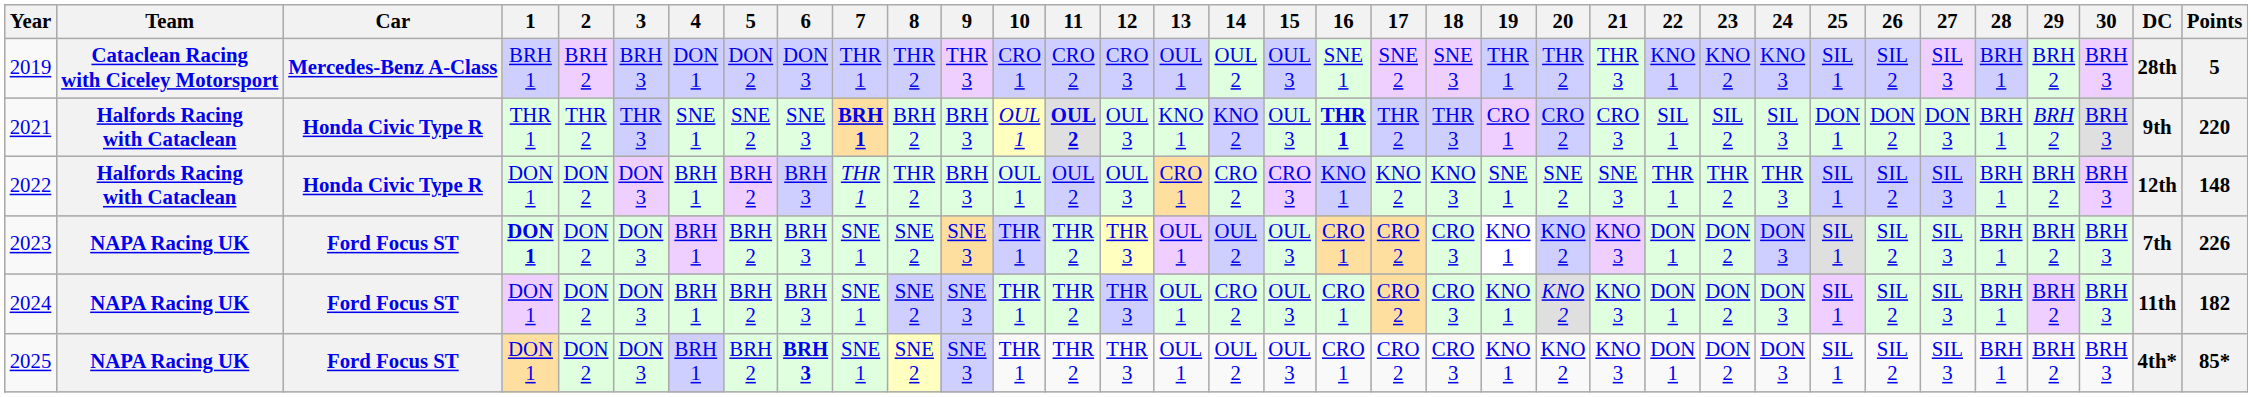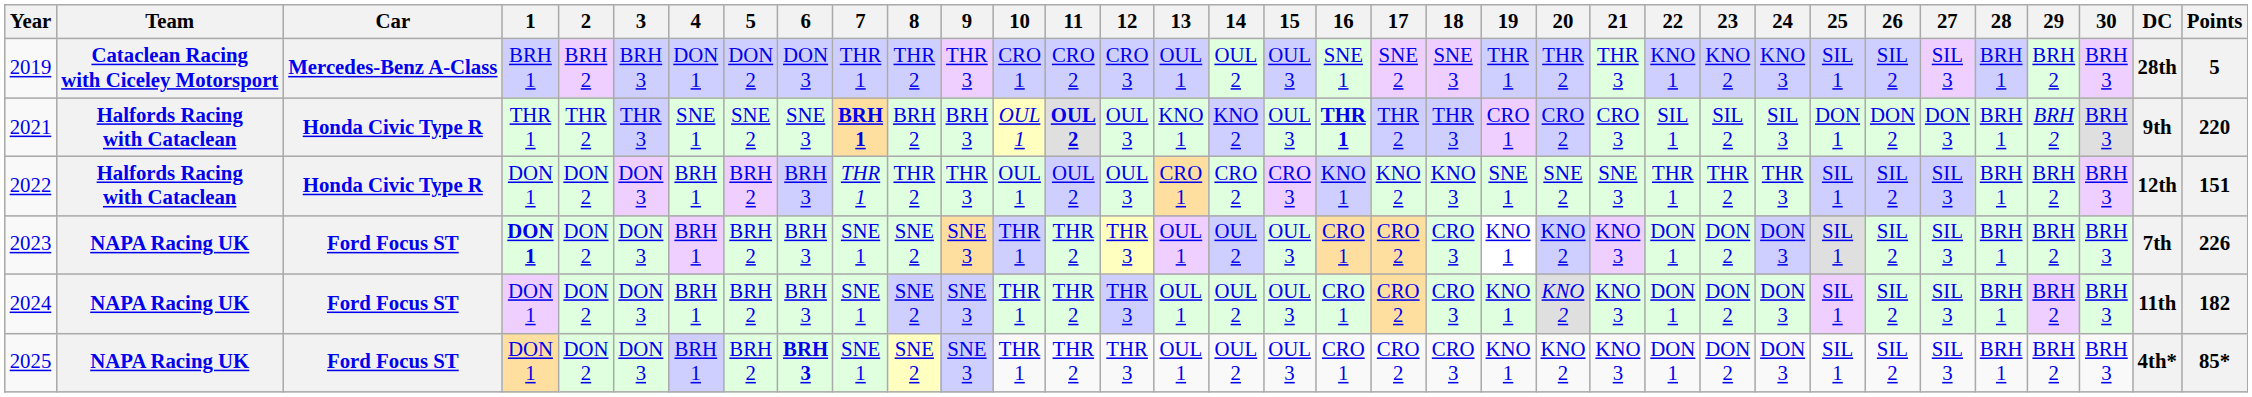(967, 185) BRH 3 -> (967, 185) THR 3
(2215, 185) 148 -> (2215, 185) 151
(1236, 303) CRO 2 -> (1236, 303) OUL 2
